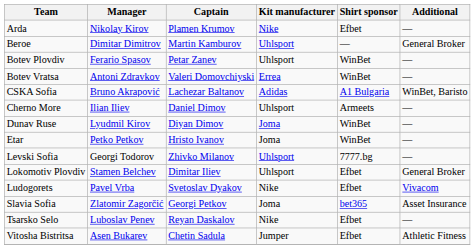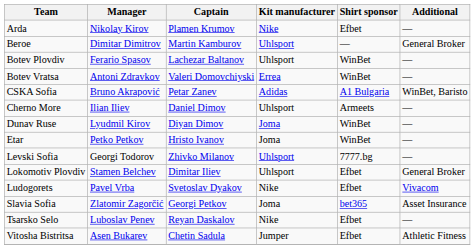(192, 60) Petar Zanev -> (206, 60) Lachezar Baltanov
(206, 92) Lachezar Baltanov -> (192, 92) Petar Zanev
